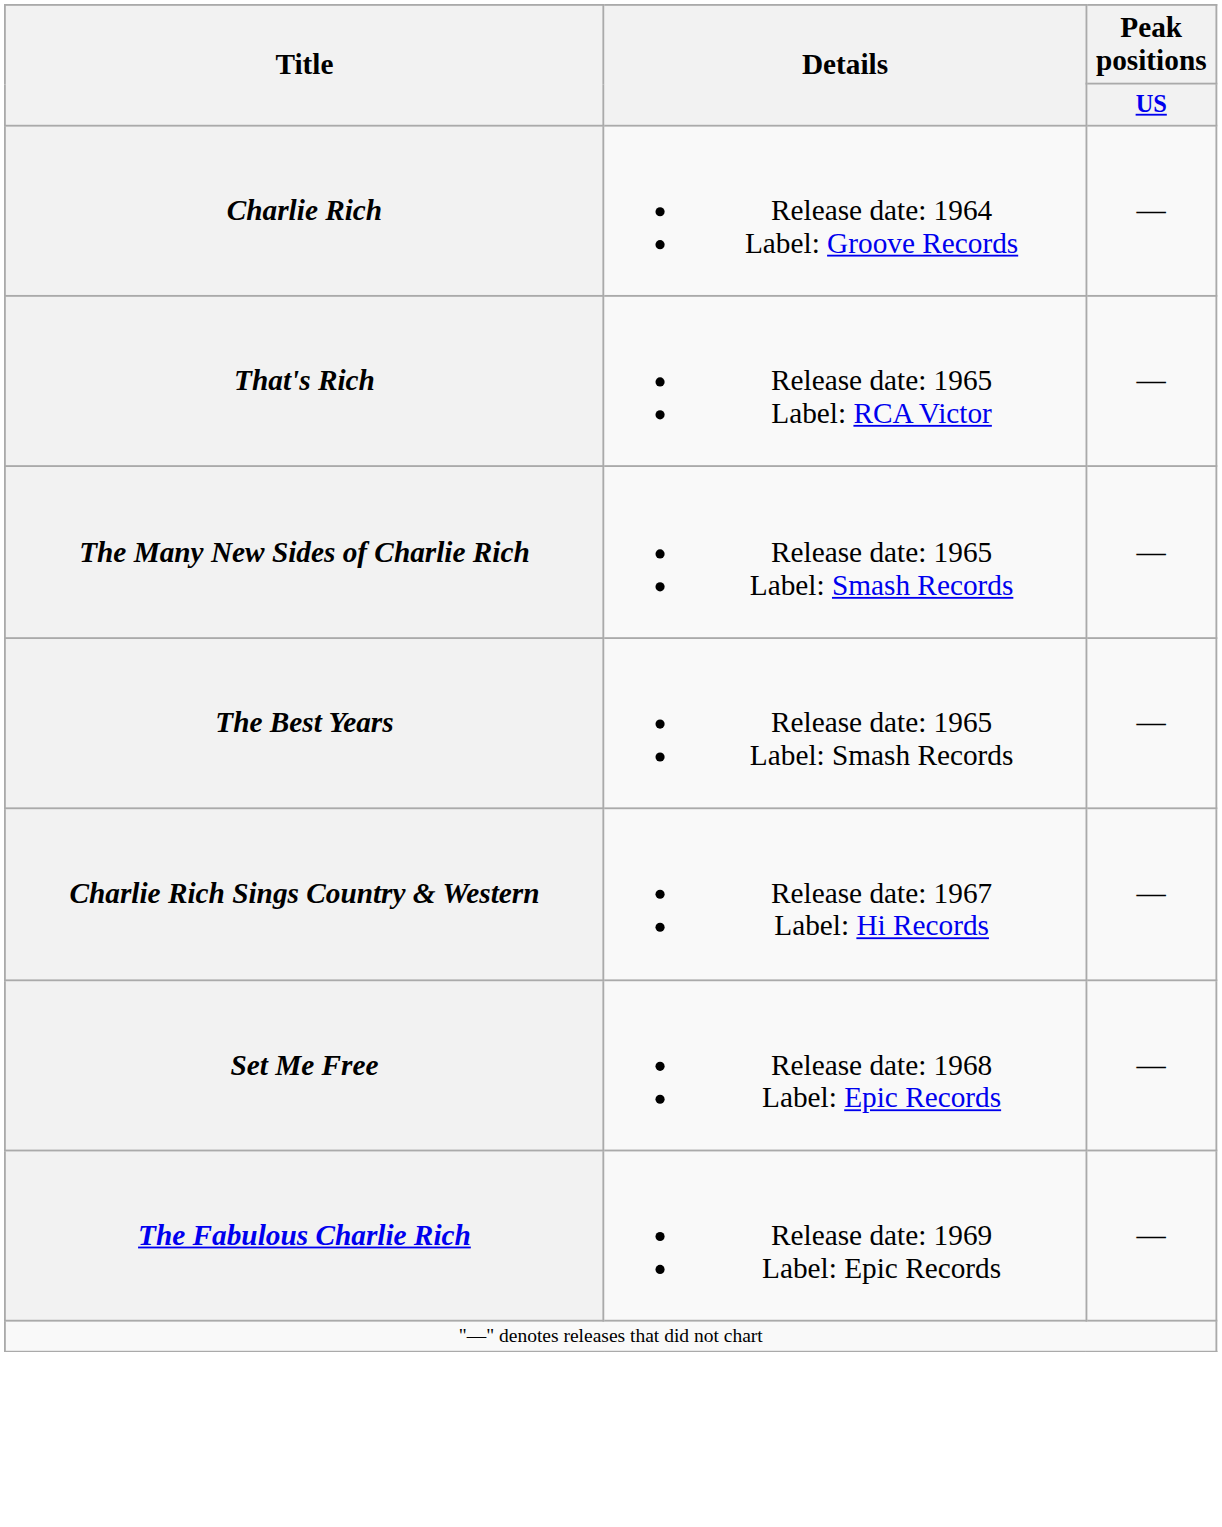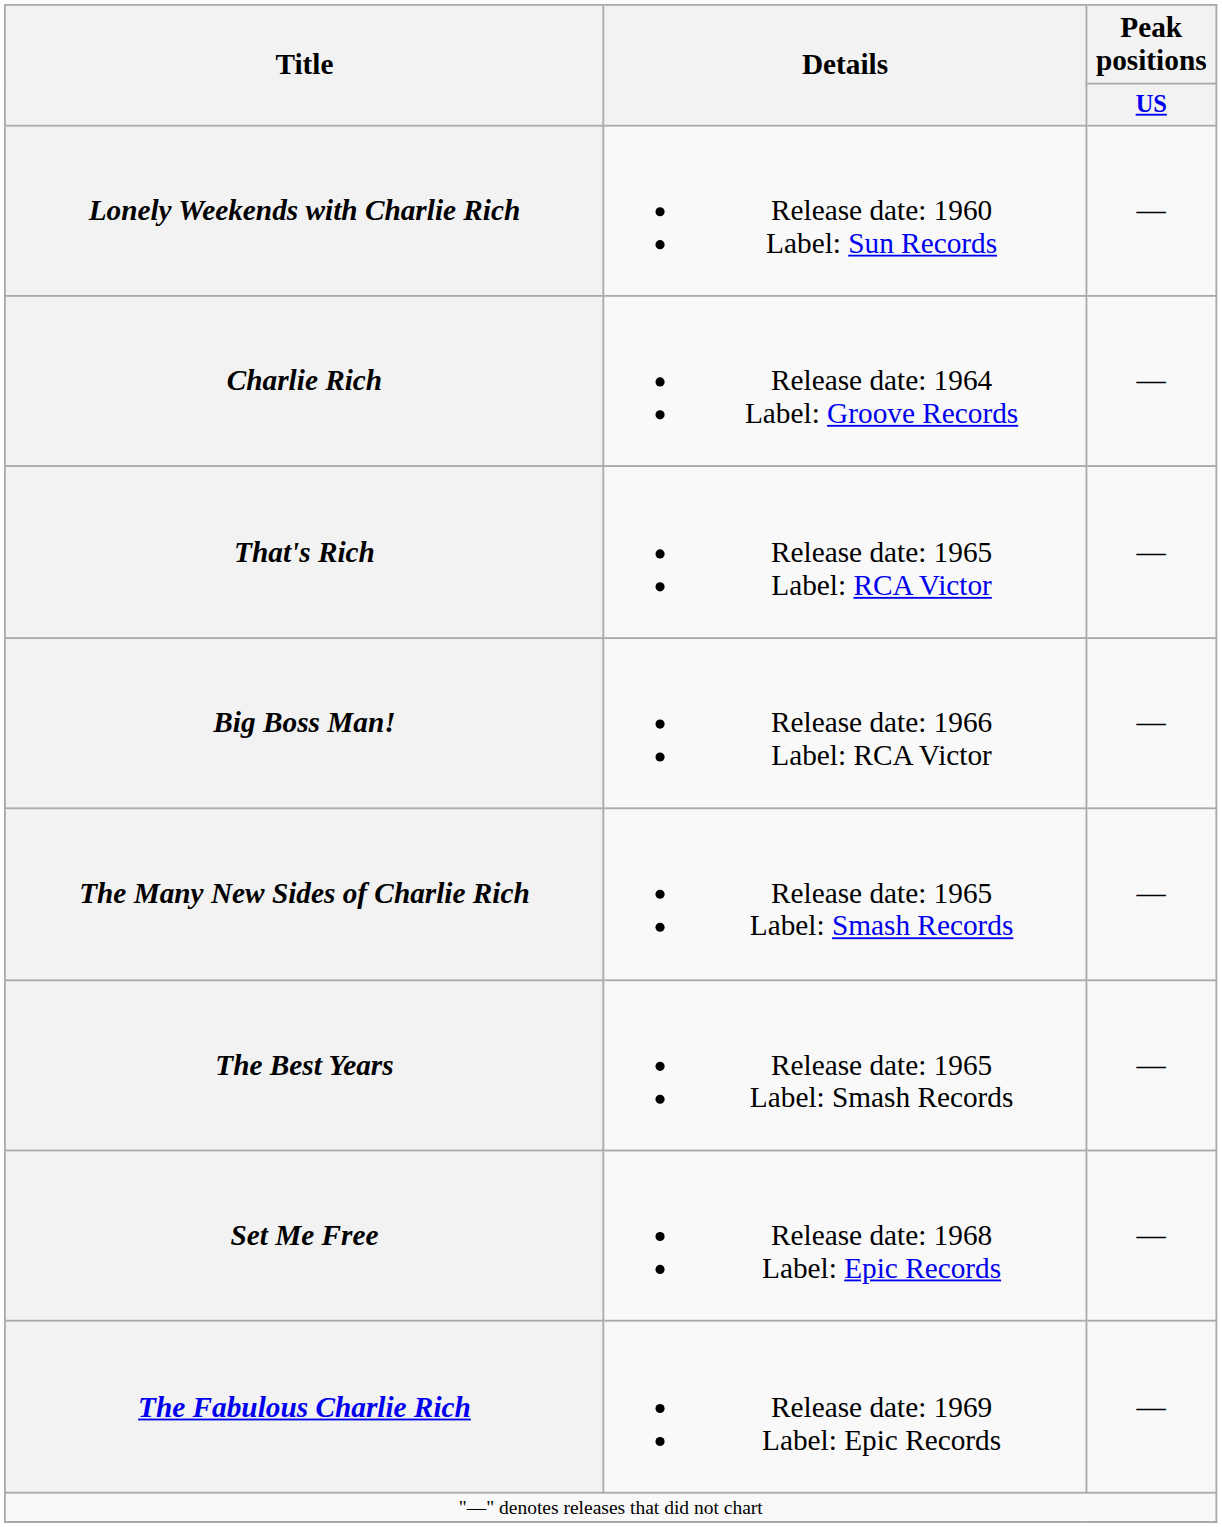+ row: (304, 210)
+ row: (304, 722)
- row: (304, 893)
